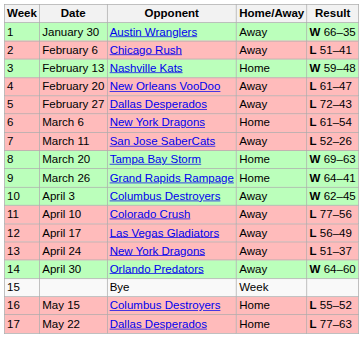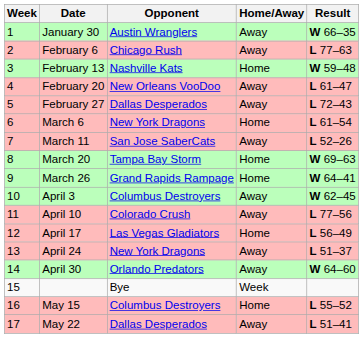(331, 50) L 51–41 -> (331, 50) L 77–63
(253, 232) Away -> (255, 232) Home
(255, 324) Home -> (253, 324) Away
(331, 324) L 77–63 -> (331, 324) L 51–41
